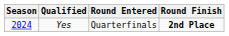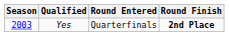(22, 25) 2024 -> (22, 25) 2003
